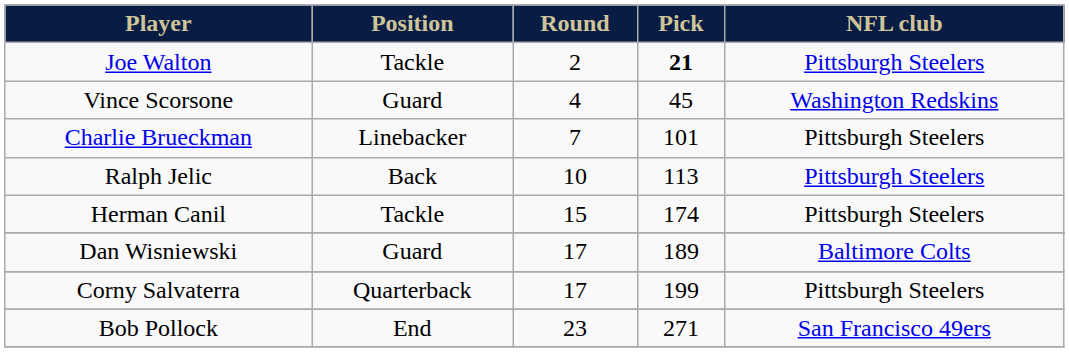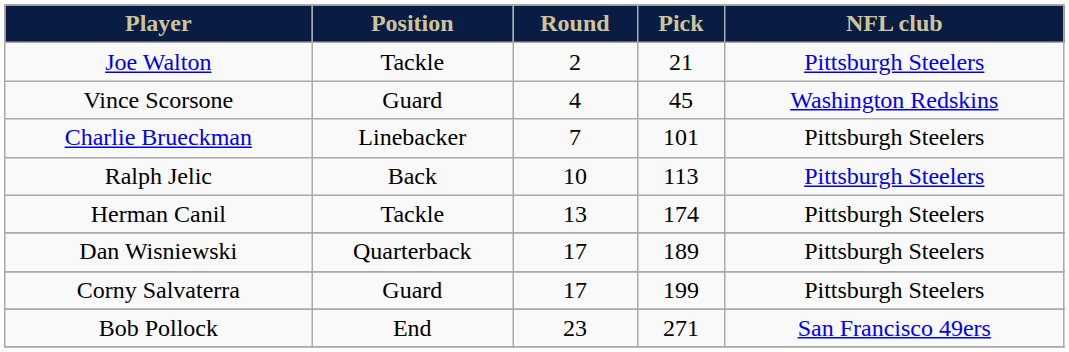(681, 61) bold -> (681, 61) normal
(575, 213) 15 -> (575, 213) 13
(412, 251) Guard -> (412, 251) Quarterback
(894, 251) Baltimore Colts -> (894, 251) Pittsburgh Steelers
(412, 289) Quarterback -> (412, 289) Guard
